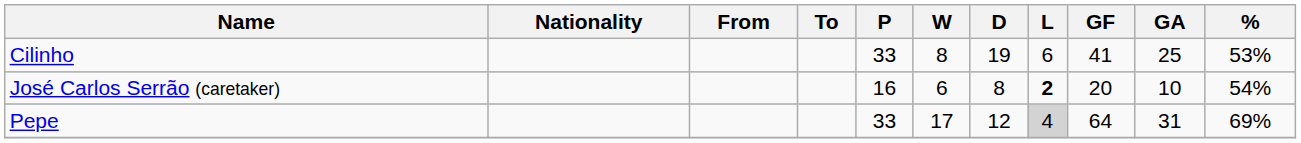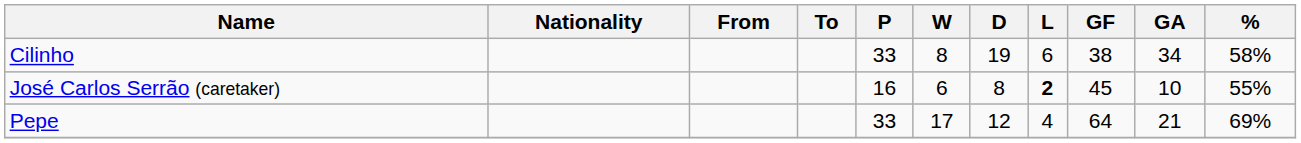(1101, 55) 41 -> (1101, 55) 38
(1170, 55) 25 -> (1170, 55) 34
(1250, 55) 53% -> (1250, 55) 58%
(1101, 88) 20 -> (1101, 88) 45
(1250, 88) 54% -> (1250, 88) 55%
(1047, 121) lightgrey background -> (1047, 121) no background
(1170, 121) 31 -> (1170, 121) 21
